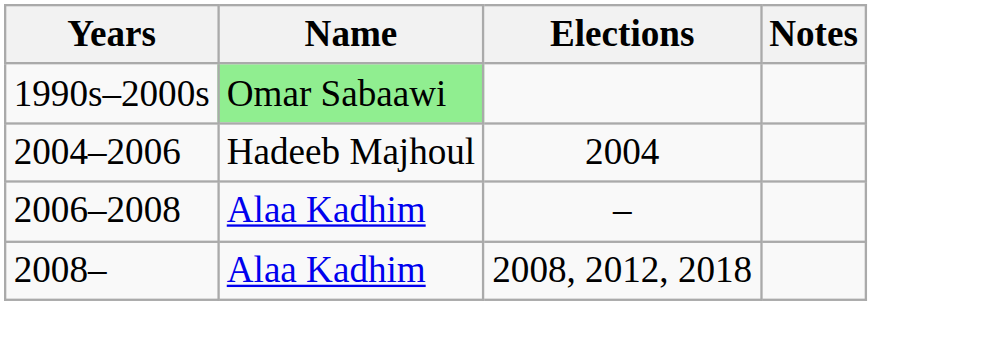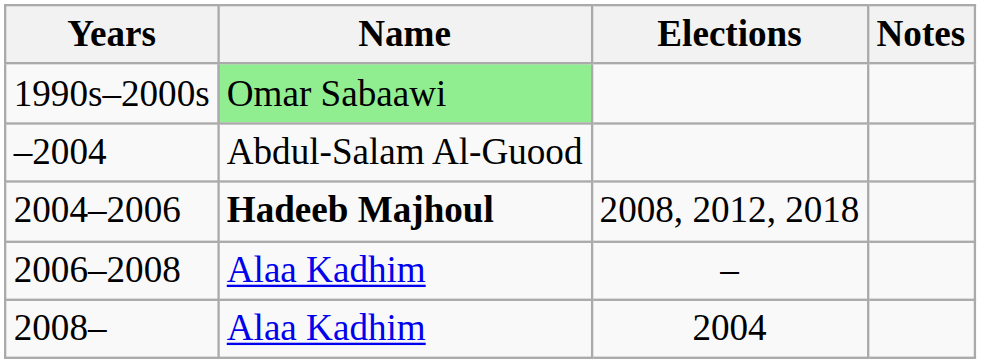+ row: (60, 151)
(351, 151) normal -> (360, 210) bold
(622, 151) 2004 -> (730, 210) 2008, 2012, 2018
(622, 269) 2008, 2012, 2018 -> (730, 328) 2004
